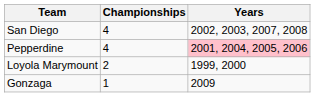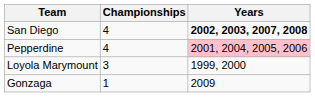(249, 30) normal -> (249, 30) bold
(106, 65) 2 -> (106, 65) 3
